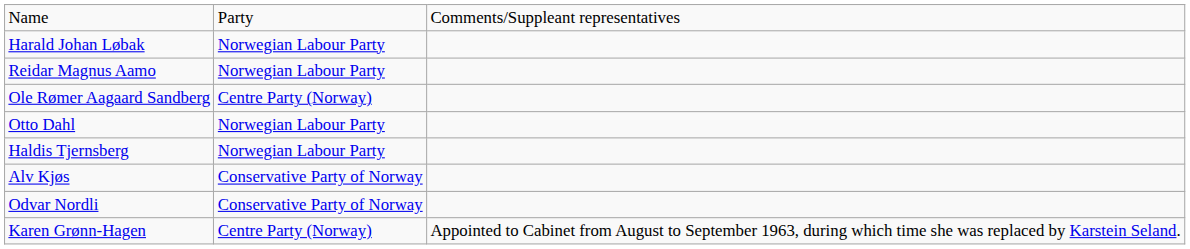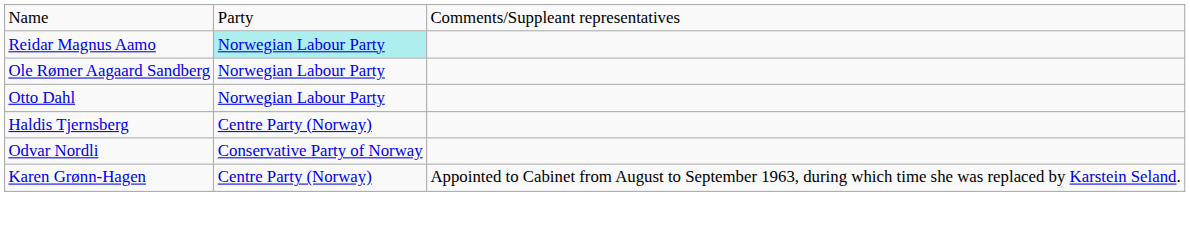- row: (77, 44)
(301, 71) no background -> (301, 44) paleturquoise background
(295, 97) Centre Party (Norway) -> (301, 71) Norwegian Labour Party
(301, 151) Norwegian Labour Party -> (295, 124) Centre Party (Norway)
- row: (39, 177)
